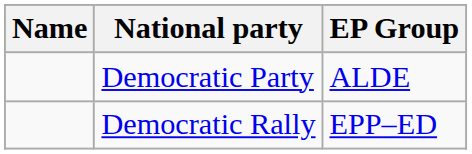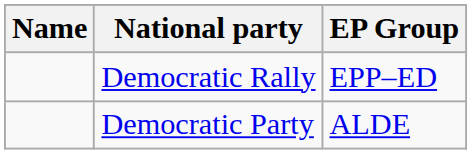rows swapped: (208, 124) <-> (208, 76)
